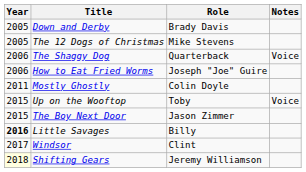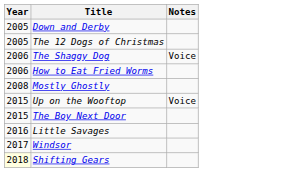- column: (218, 12)
(17, 86) 2011 -> (17, 86) 2008
(17, 130) bold -> (17, 130) normal
